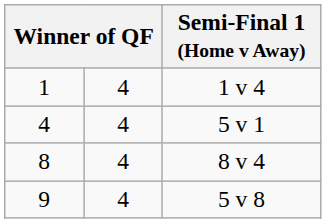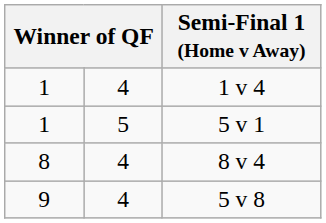(44, 124) 4 -> (44, 124) 1
(123, 124) 4 -> (123, 124) 5
